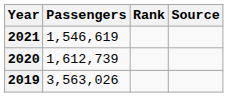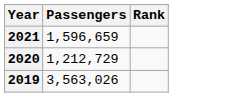- column: (196, 15)
(82, 37) 1,546,619 -> (82, 37) 1,596,659
(82, 59) 1,612,739 -> (82, 59) 1,212,729
